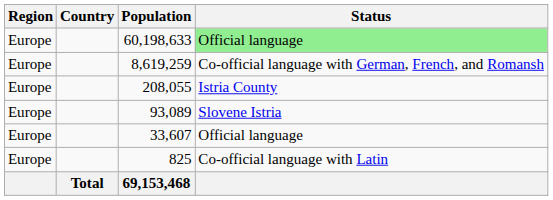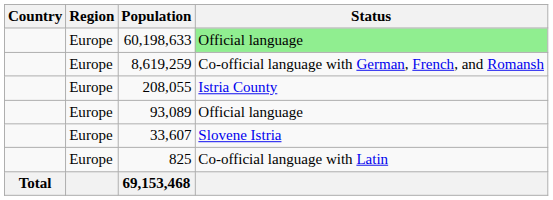columns swapped: (87, 16) <-> (30, 16)
(240, 111) Slovene Istria -> (251, 111) Official language
(251, 135) Official language -> (240, 135) Slovene Istria
